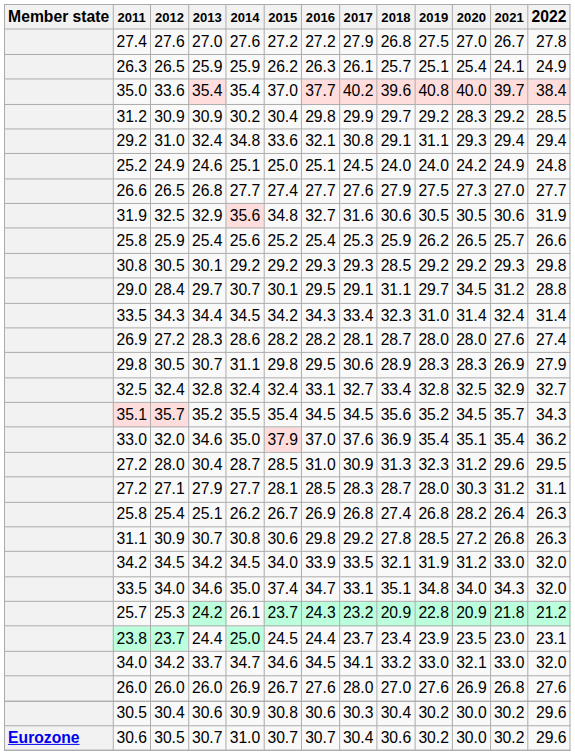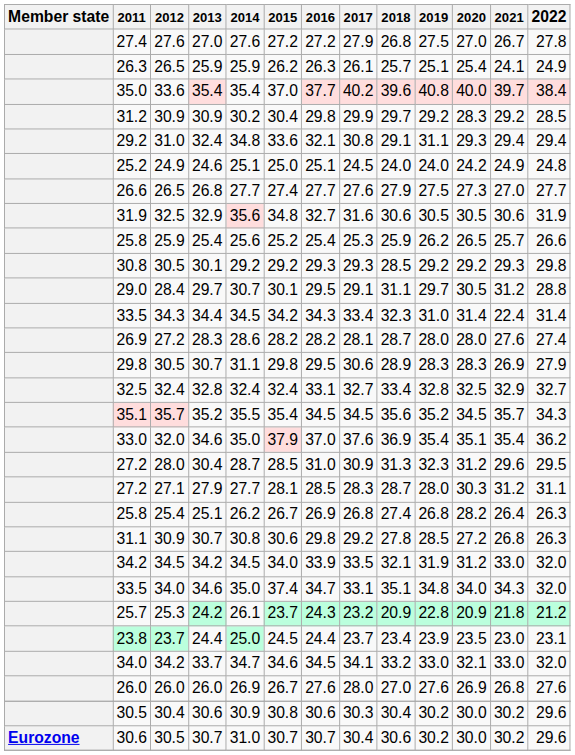(471, 290) 34.5 -> (471, 290) 30.5
(509, 315) 32.4 -> (509, 315) 22.4
